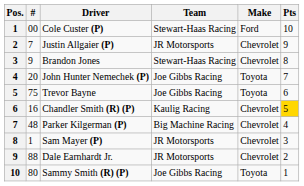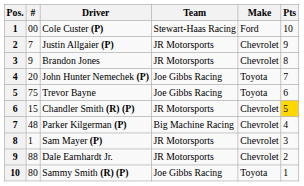(195, 60) Stewart-Haas Racing -> (184, 60) JR Motorsports
(33, 108) 16 -> (33, 108) 15
(182, 108) Kaulig Racing -> (184, 108) JR Motorsports
